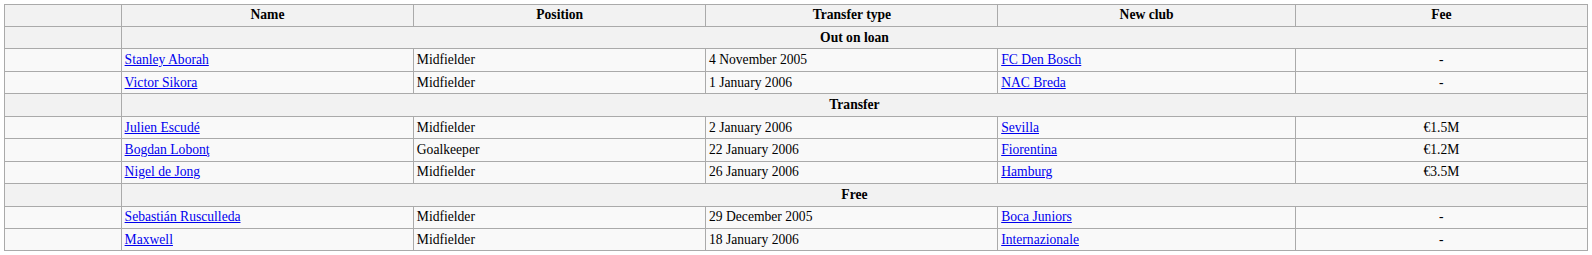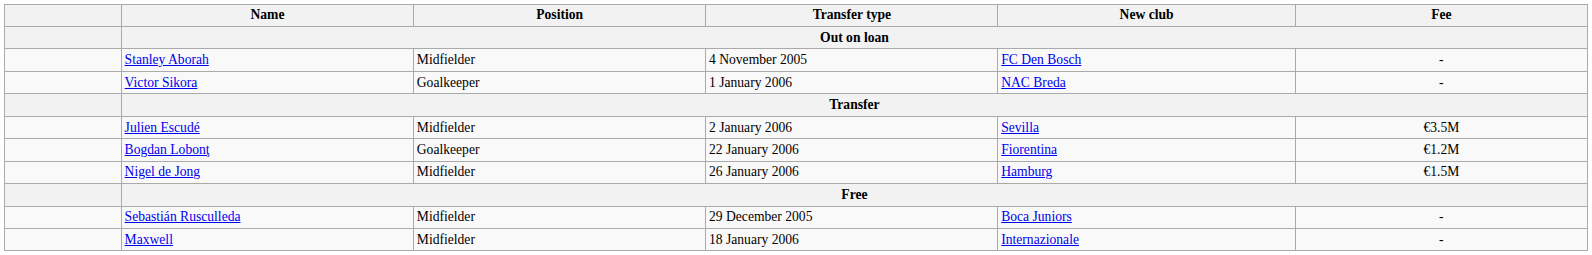(446, 82) Midfielder -> (448, 82) Goalkeeper
(1441, 127) €1.5M -> (1441, 127) €3.5M
(1441, 172) €3.5M -> (1441, 172) €1.5M
